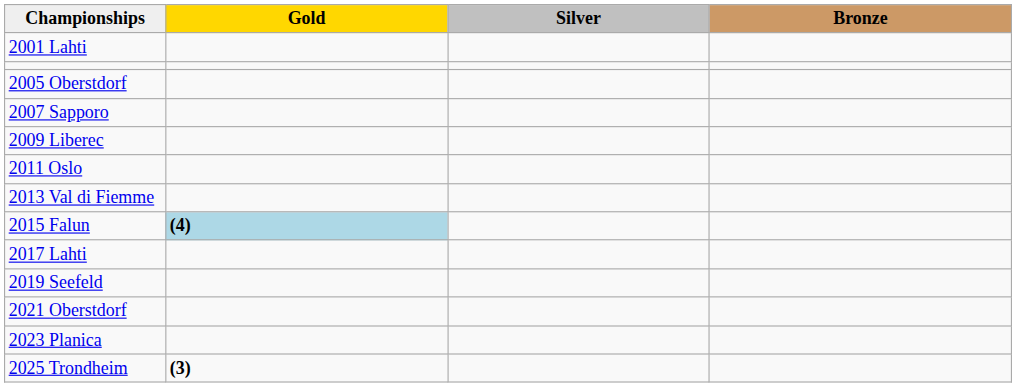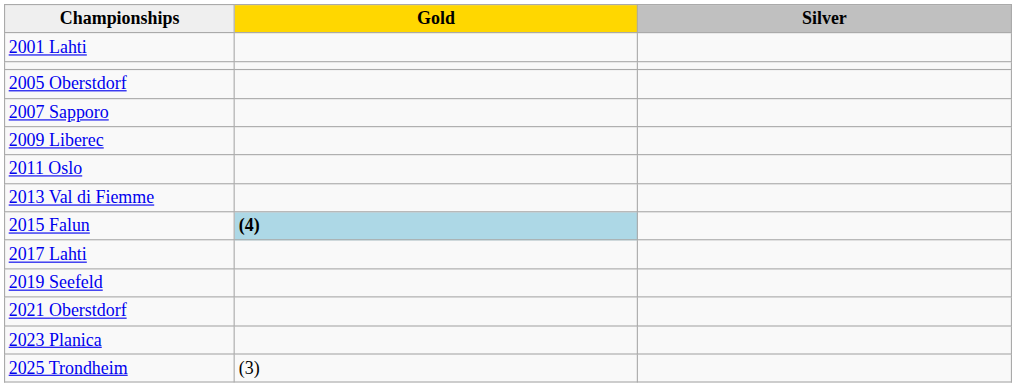- column: (860, 18)
(180, 368) bold -> (249, 368) normal
